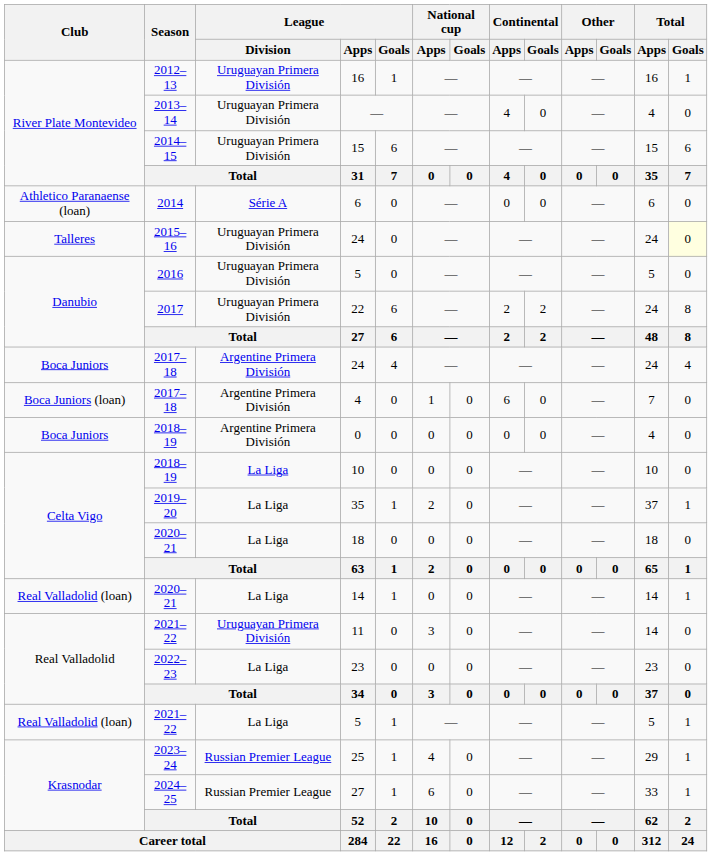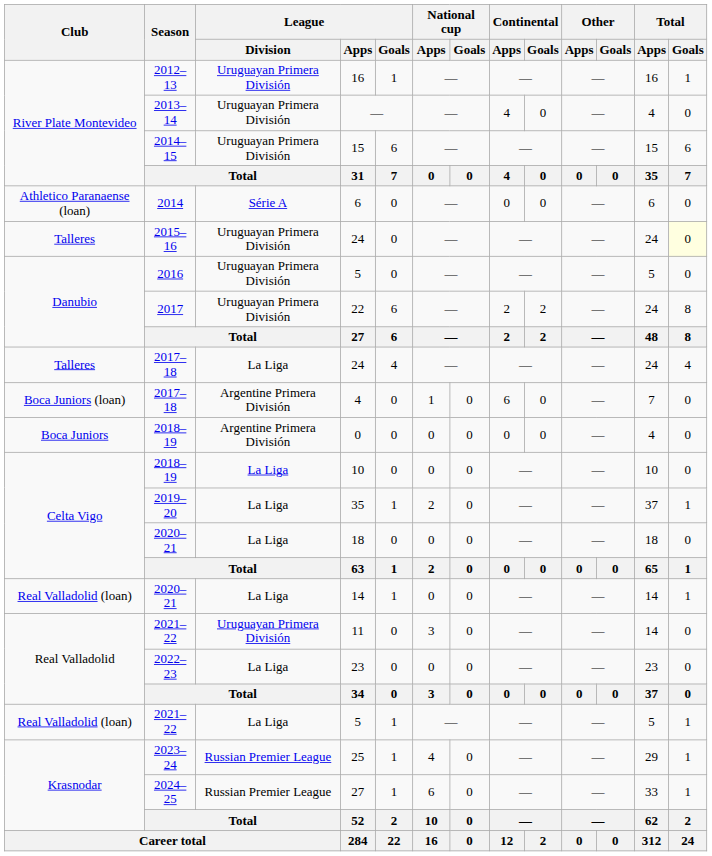(75, 364) Boca Juniors -> (75, 364) Talleres
(268, 364) Argentine Primera División -> (268, 364) La Liga
